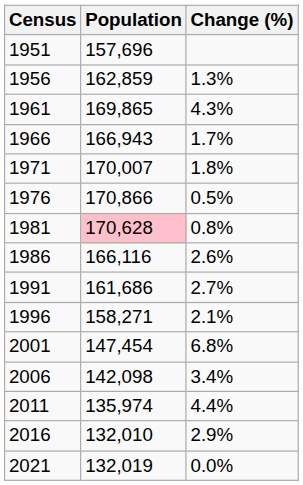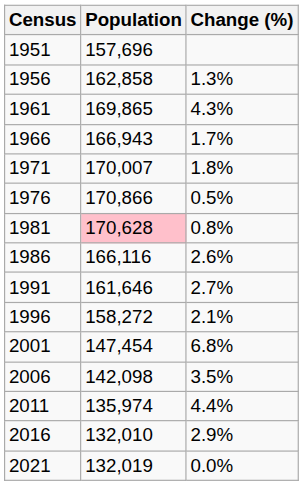(119, 79) 162,859 -> (119, 79) 162,858
(119, 287) 161,686 -> (119, 287) 161,646
(119, 316) 158,271 -> (119, 316) 158,272
(212, 376) 3.4% -> (212, 376) 3.5%
